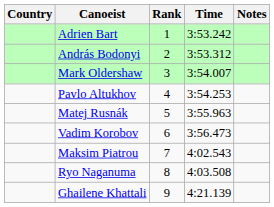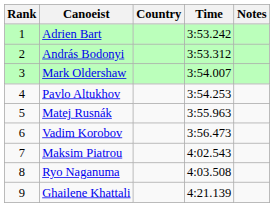columns swapped: (167, 14) <-> (30, 14)
